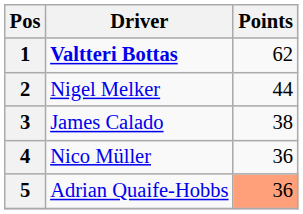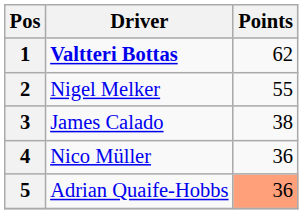(283, 88) 44 -> (283, 88) 55
